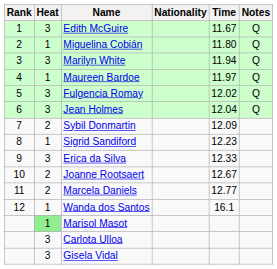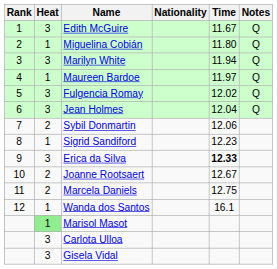(224, 126) 12.09 -> (224, 126) 12.06
(224, 158) normal -> (224, 158) bold
(224, 191) 12.77 -> (224, 191) 12.75
